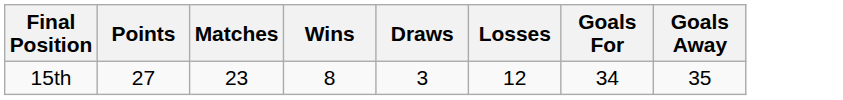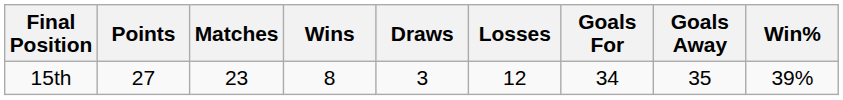+ column: (792, 33)
